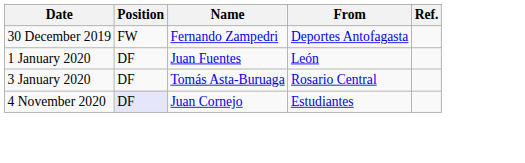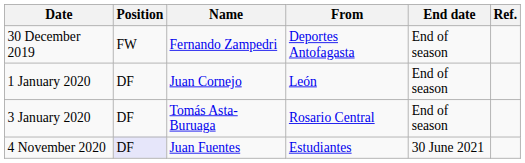+ column: (449, 15)
(206, 58) Juan Fuentes -> (206, 81) Juan Cornejo
(206, 101) Juan Cornejo -> (205, 147) Juan Fuentes
